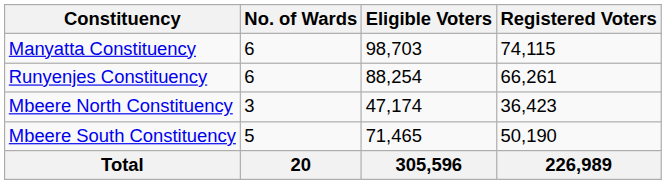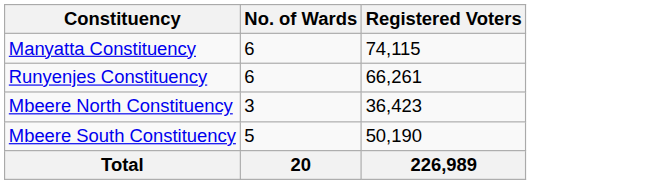- column: (429, 19)
